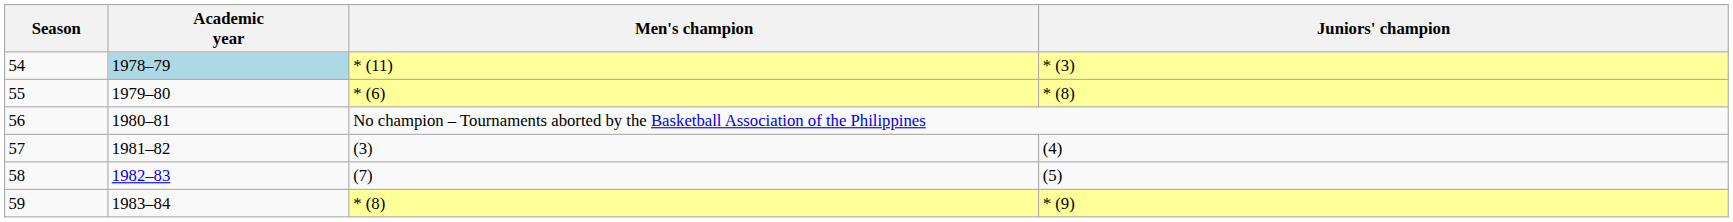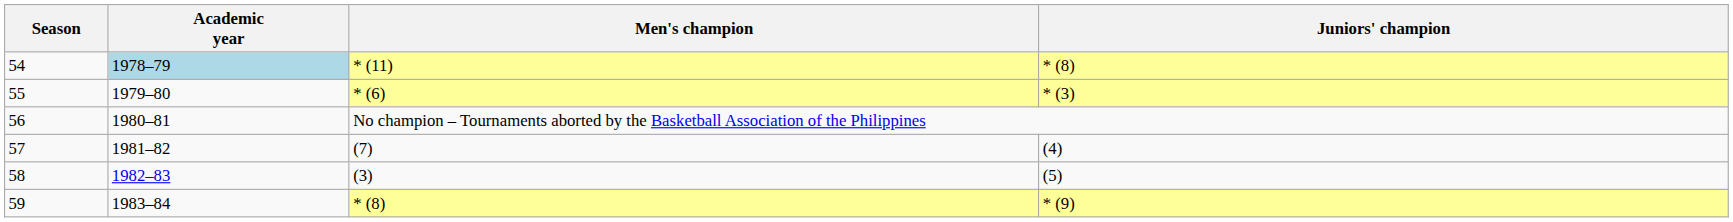(1059, 65) * (3) -> (1059, 65) * (8)
(1059, 93) * (8) -> (1059, 93) * (3)
(363, 148) (3) -> (363, 148) (7)
(363, 176) (7) -> (363, 176) (3)
